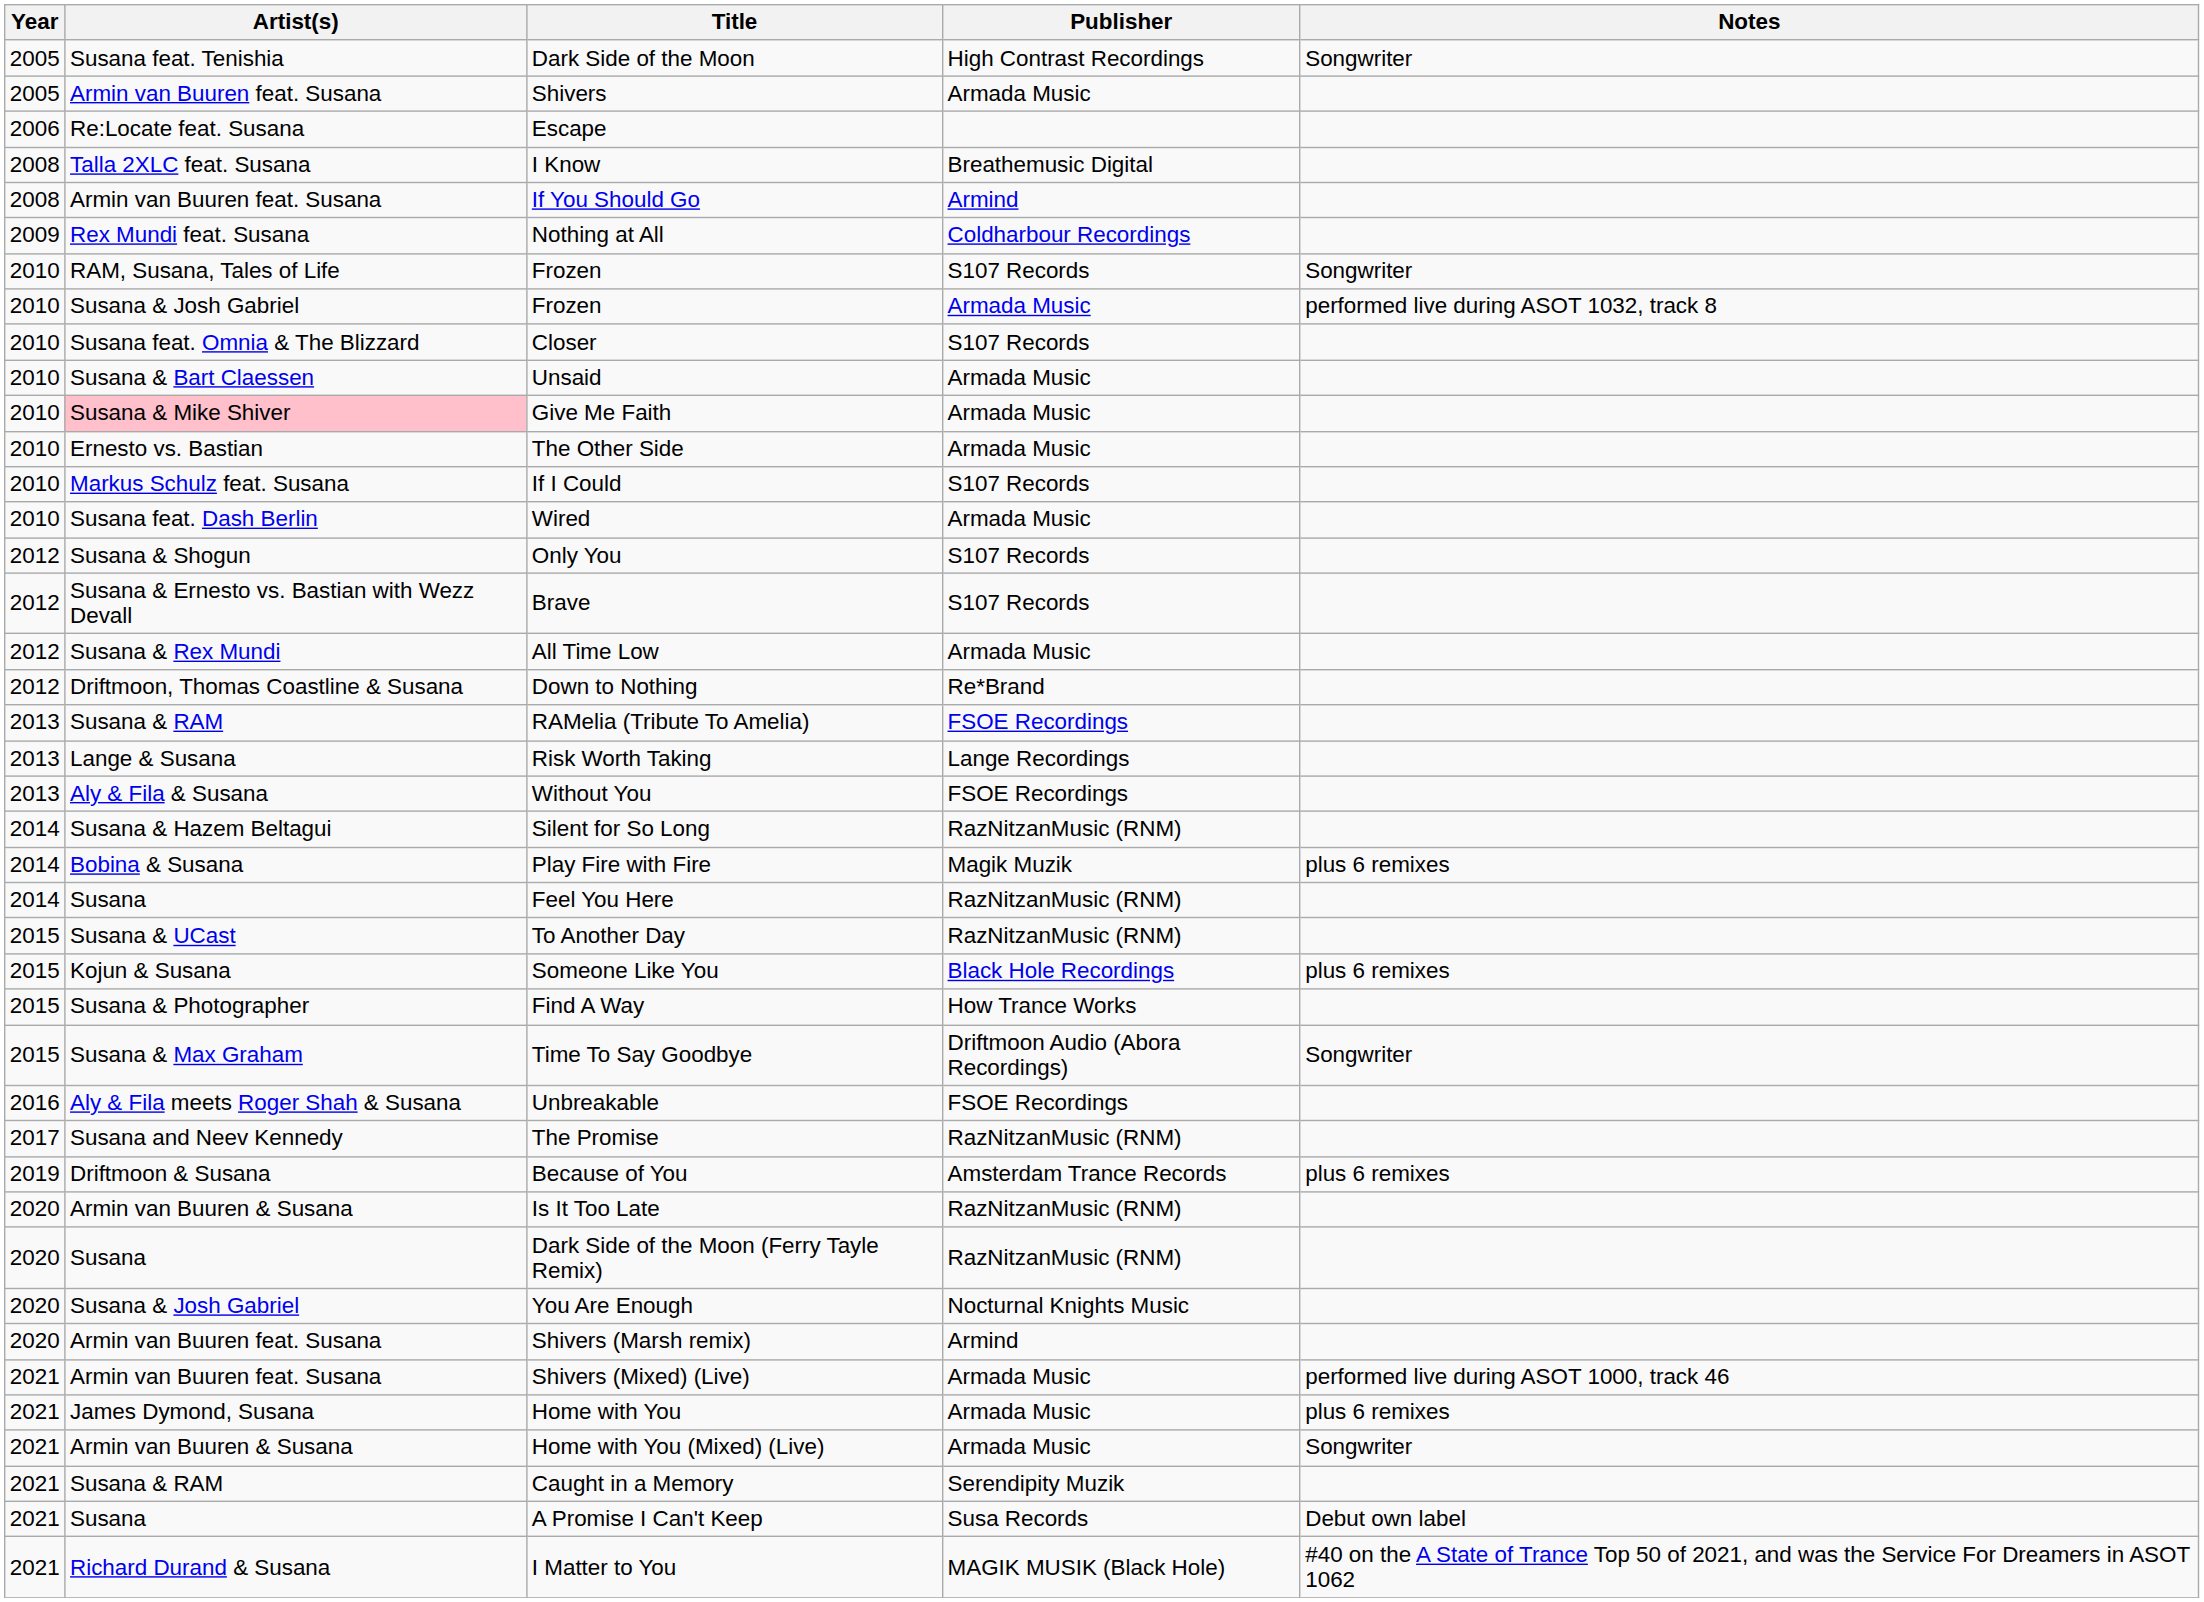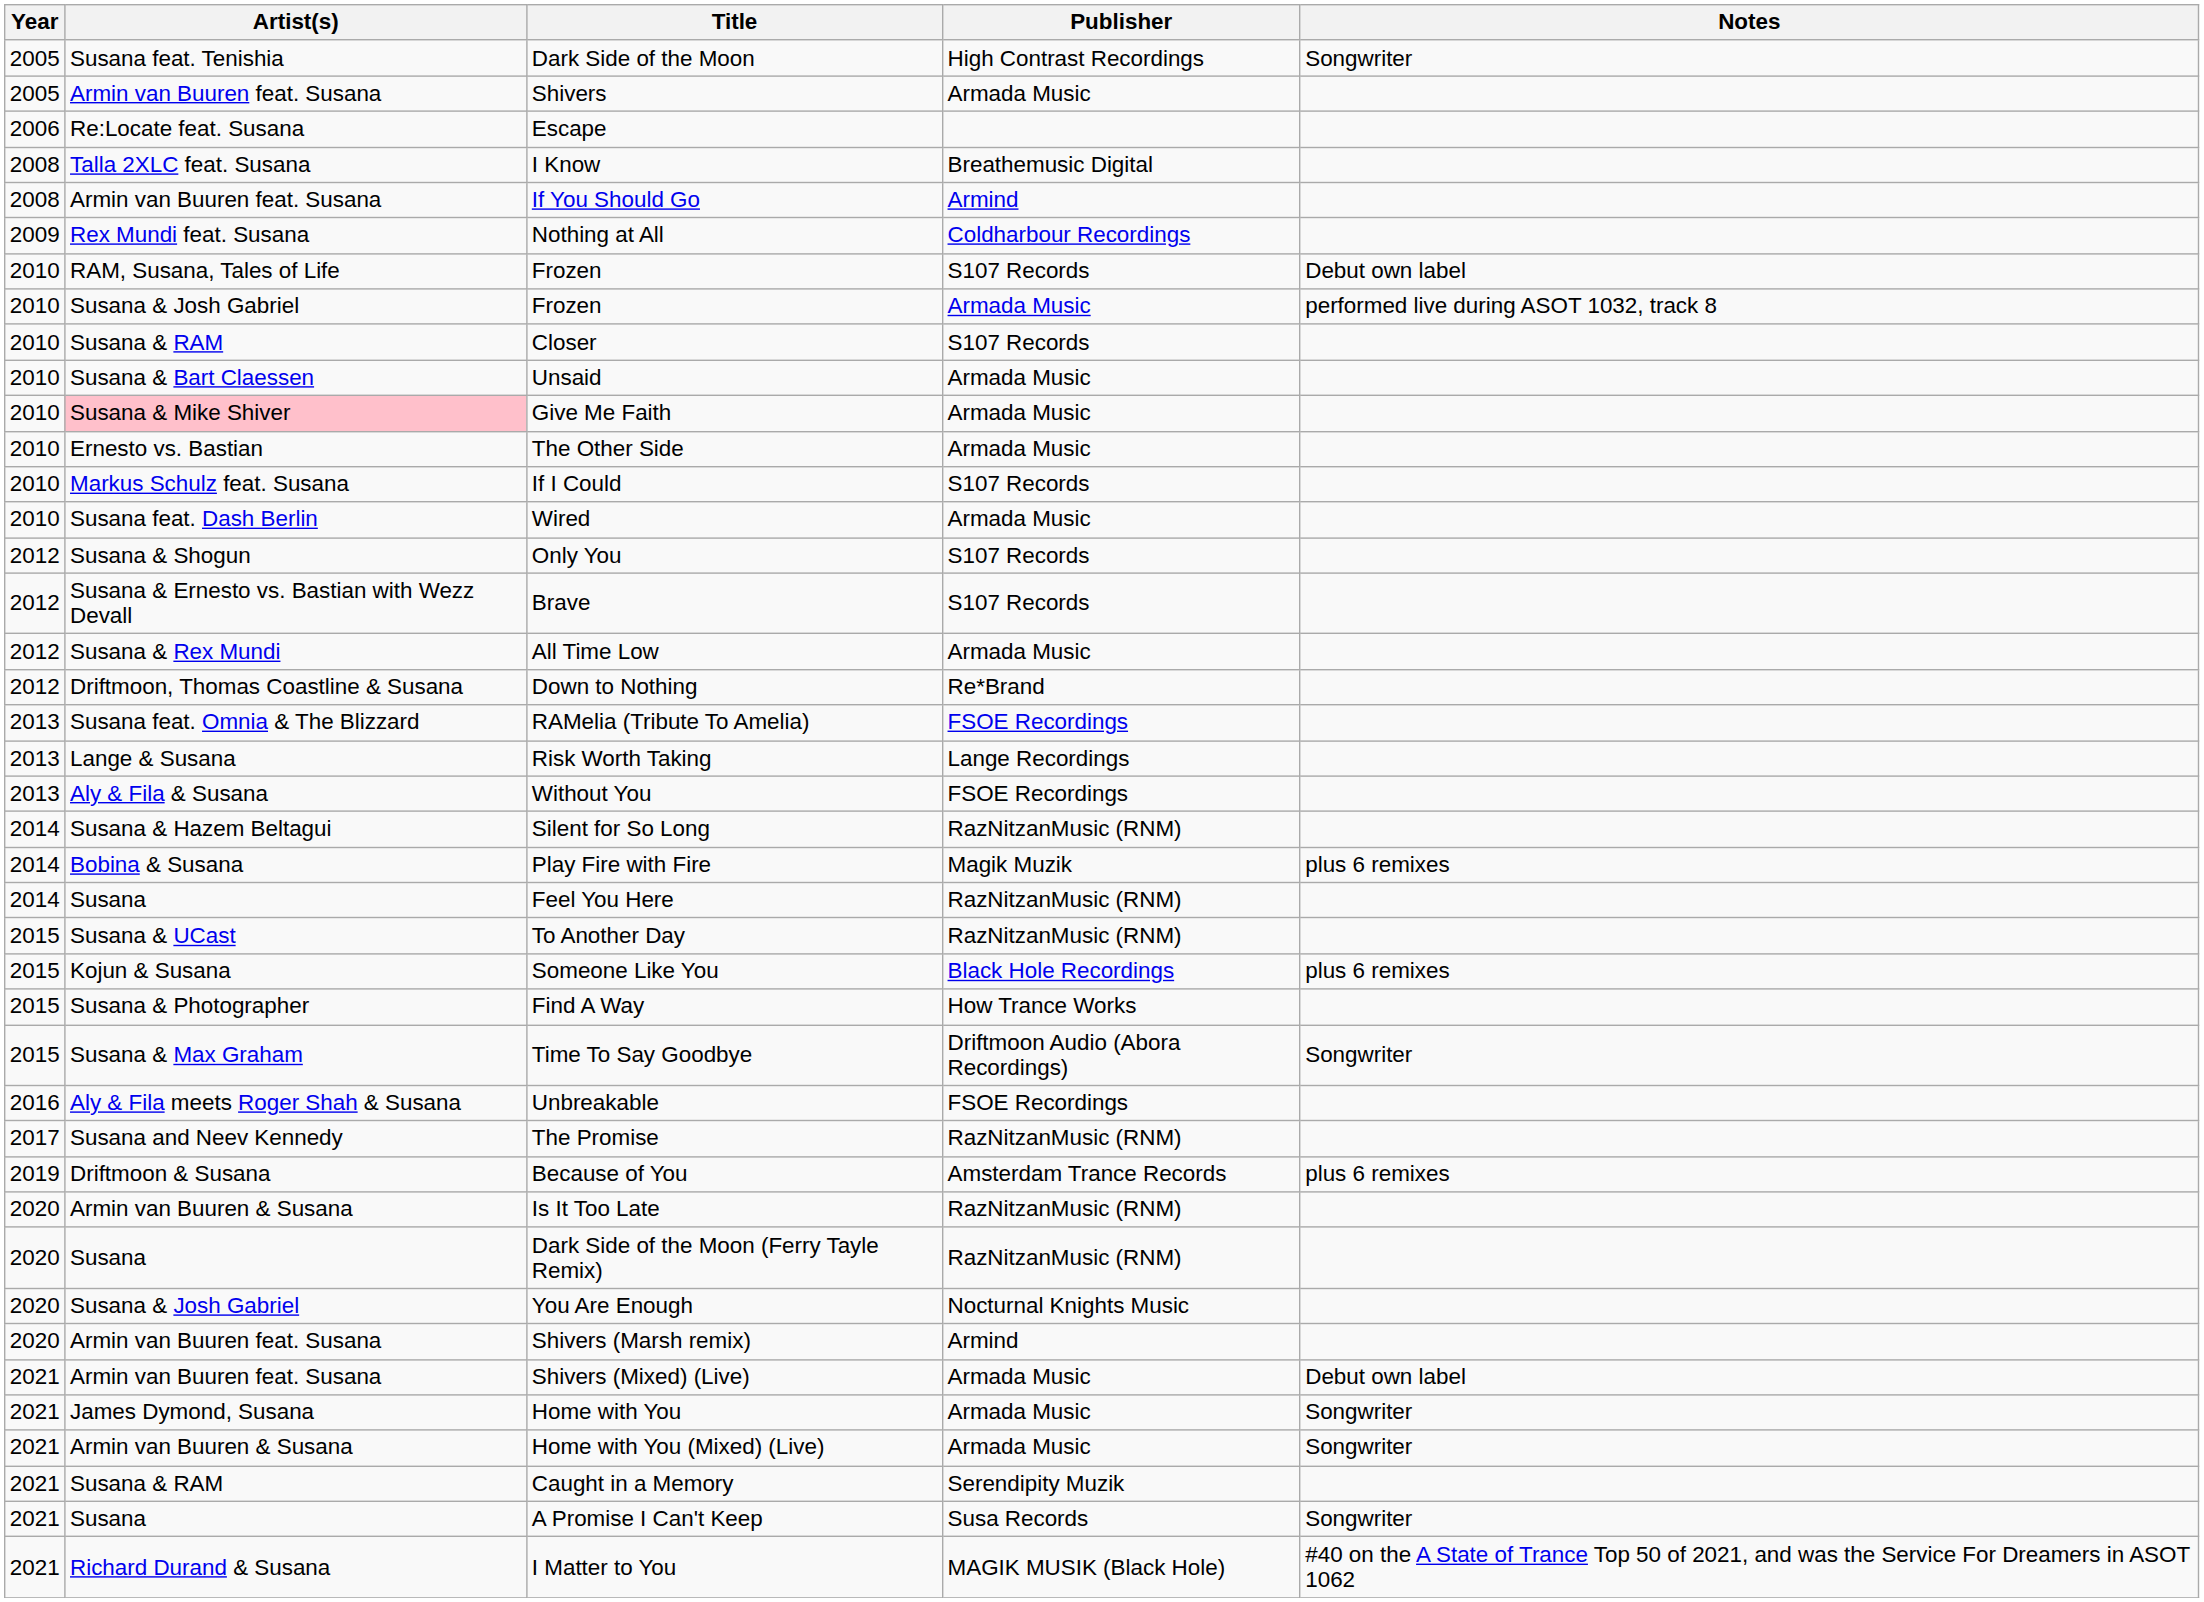(1359, 270) Songwriter -> (1386, 270) Debut own label
(245, 341) Susana feat. Omnia & The Blizzard -> (147, 341) Susana & RAM
(147, 722) Susana & RAM -> (245, 722) Susana feat. Omnia & The Blizzard
(1517, 1376) performed live during ASOT 1000, track 46 -> (1386, 1376) Debut own label
(1377, 1412) plus 6 remixes -> (1359, 1412) Songwriter
(1386, 1518) Debut own label -> (1359, 1518) Songwriter
